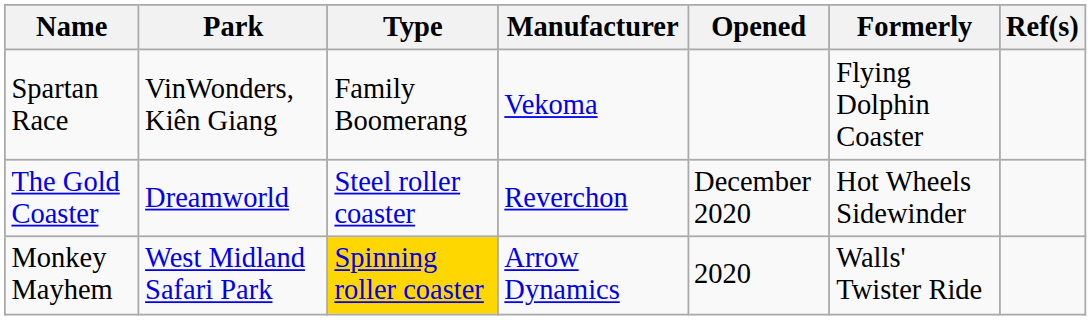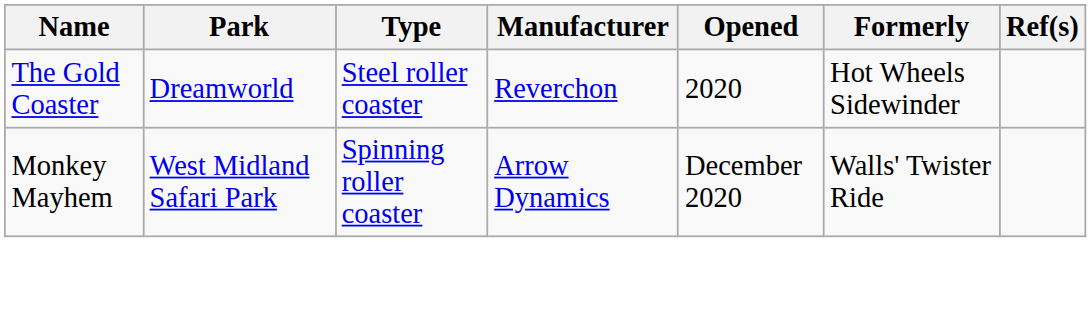- row: (55, 104)
(753, 197) December 2020 -> (713, 88) 2020
(409, 274) gold background -> (393, 181) no background
(723, 274) 2020 -> (744, 181) December 2020
